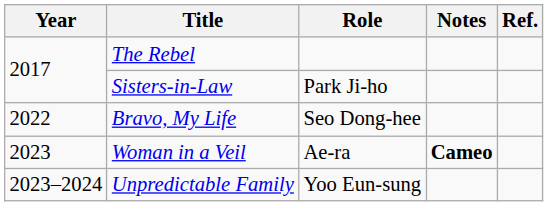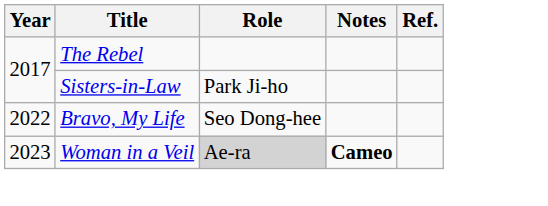(327, 151) no background -> (227, 151) lightgrey background
- row: (203, 184)
